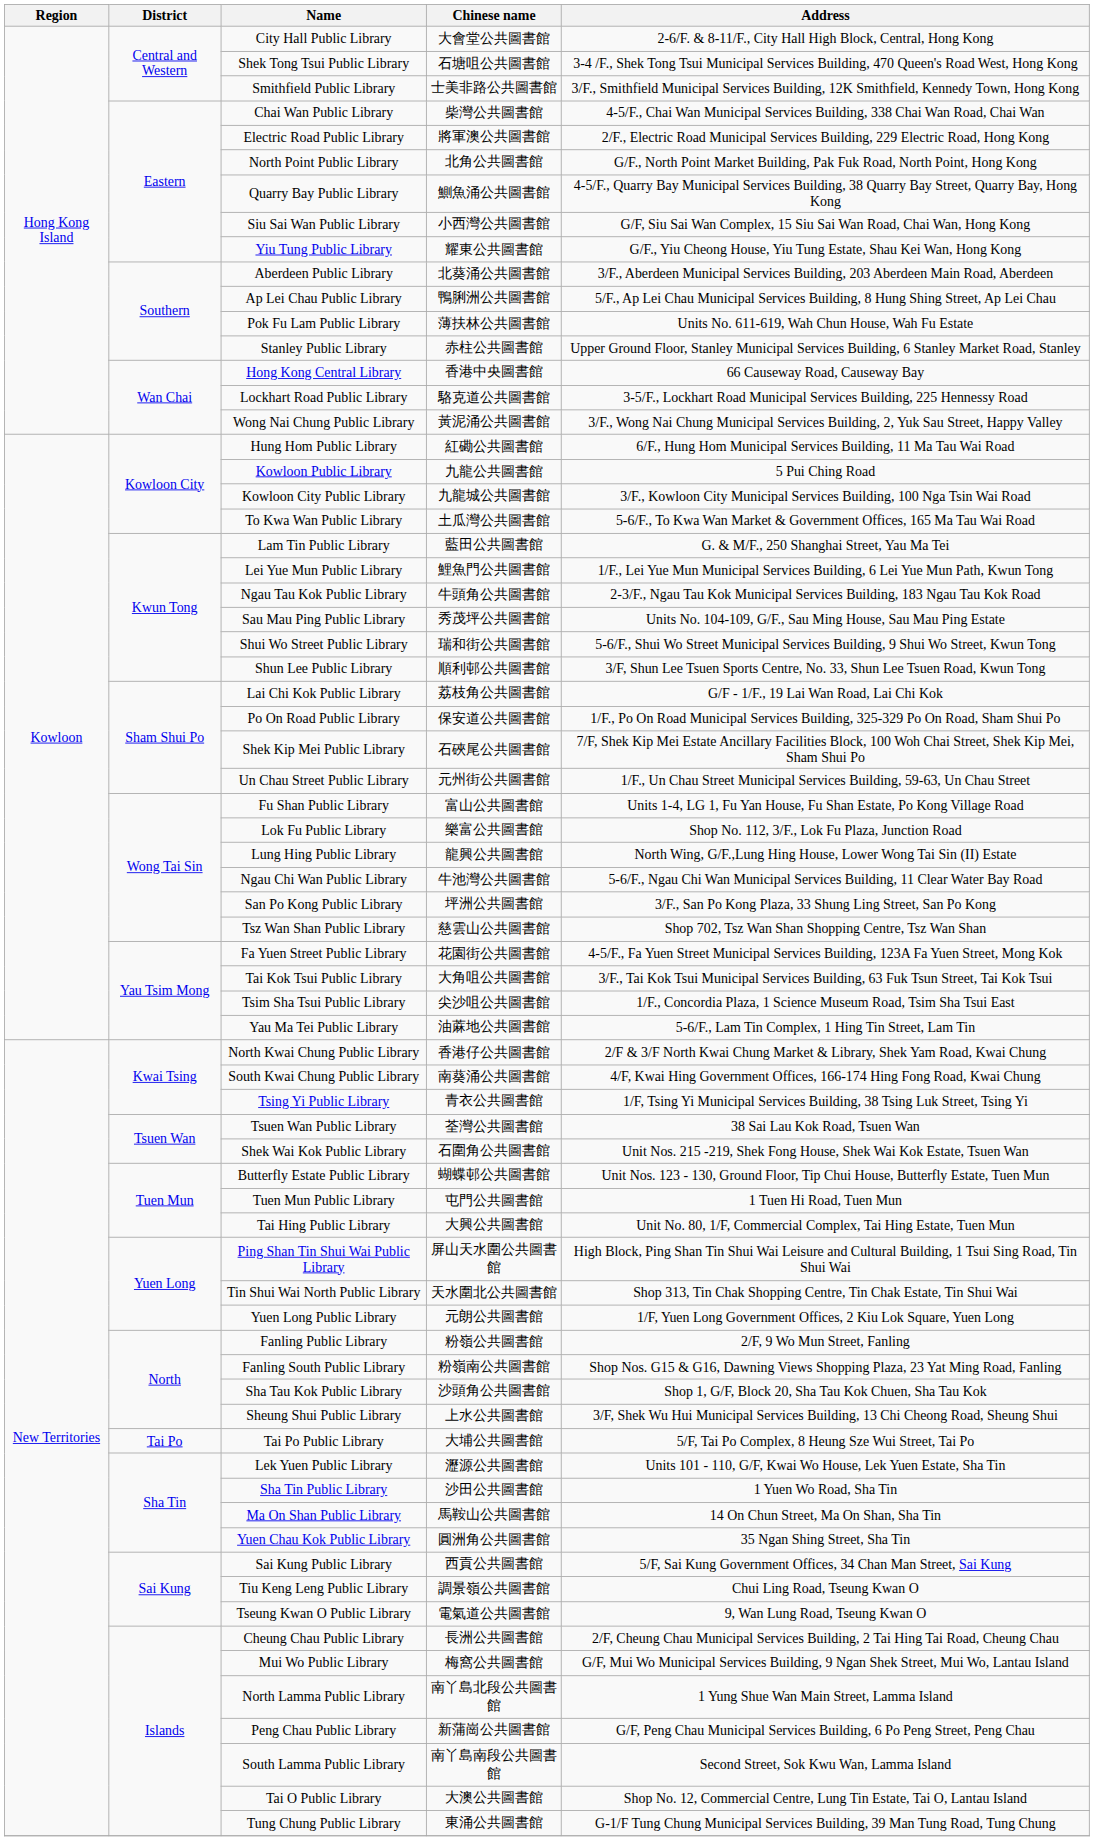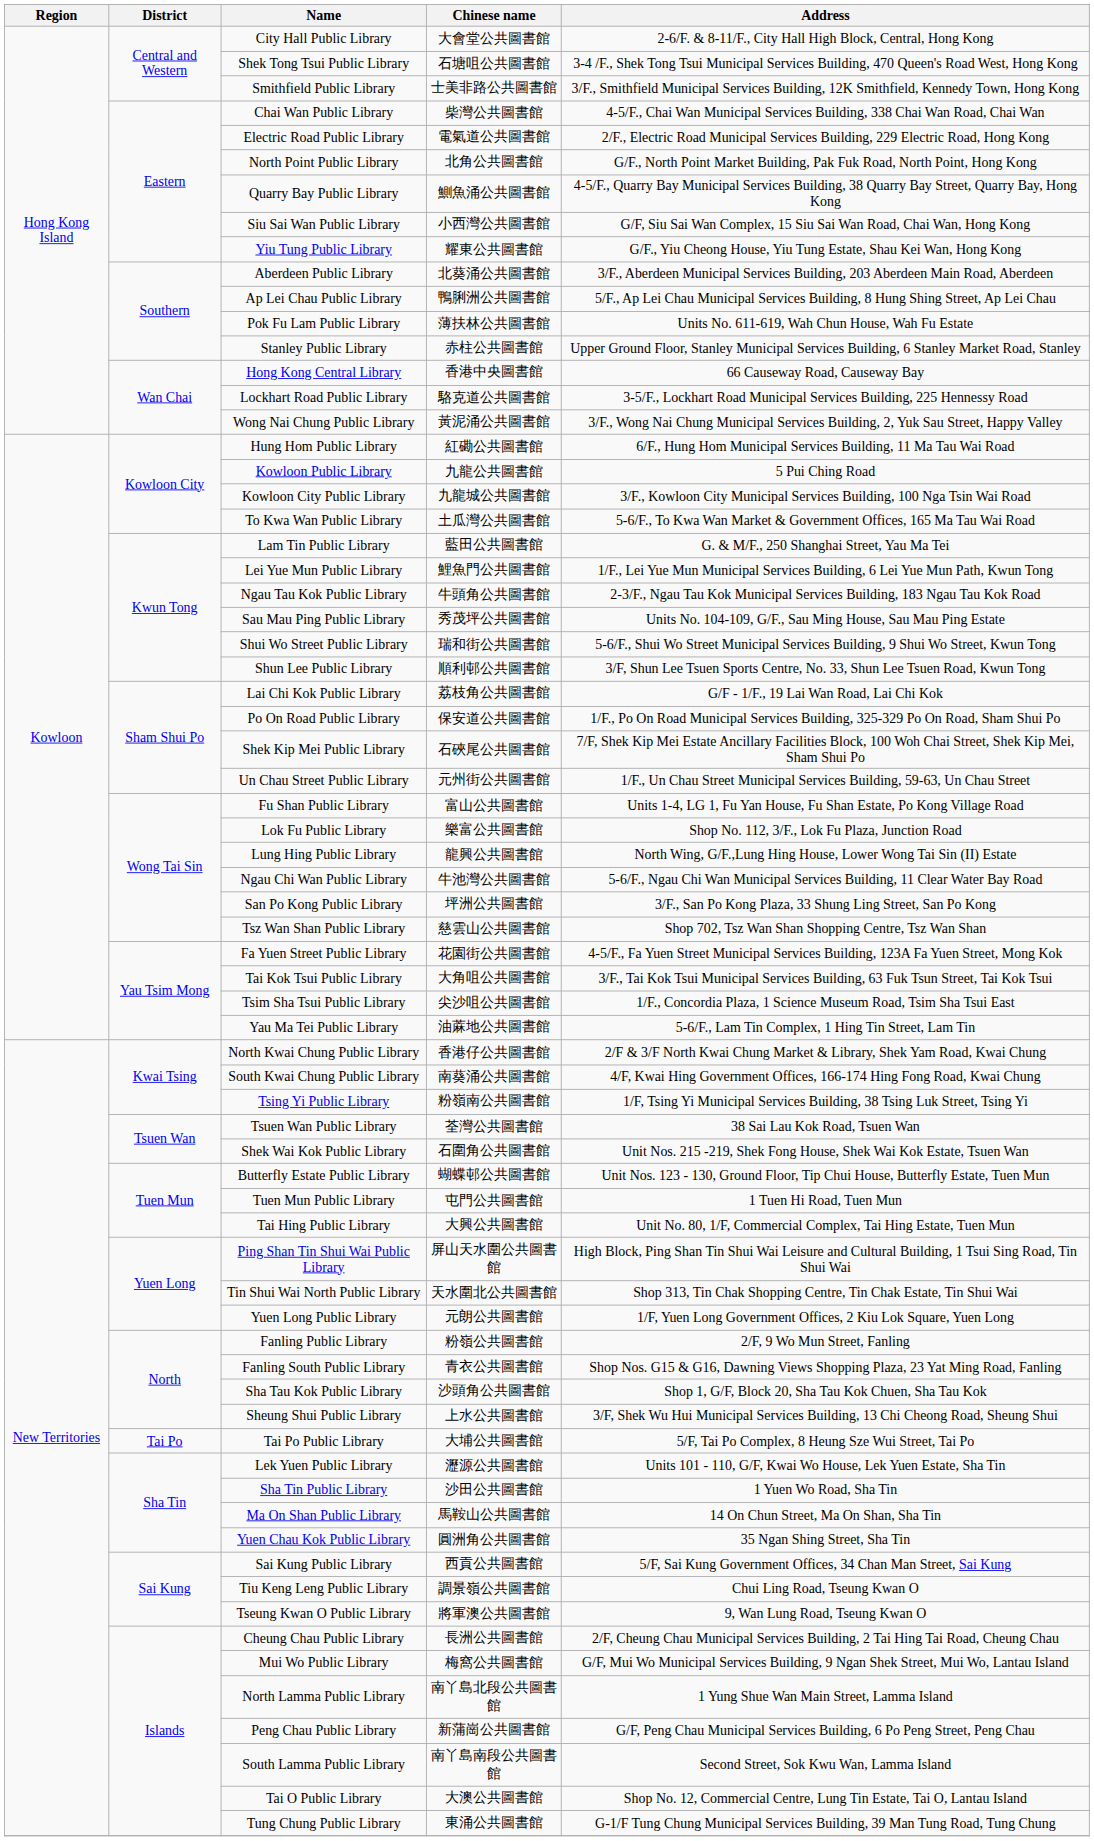(494, 137) 將軍澳公共圖書館 -> (494, 137) 電氣道公共圖書館
(494, 1101) 青衣公共圖書館 -> (494, 1101) 粉嶺南公共圖書館
(494, 1366) 粉嶺南公共圖書館 -> (494, 1366) 青衣公共圖書館
(494, 1613) 電氣道公共圖書館 -> (494, 1613) 將軍澳公共圖書館
